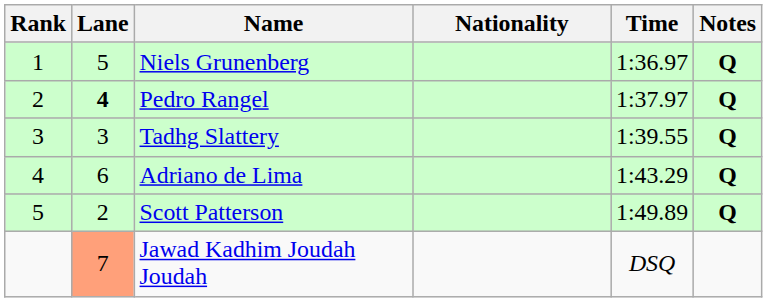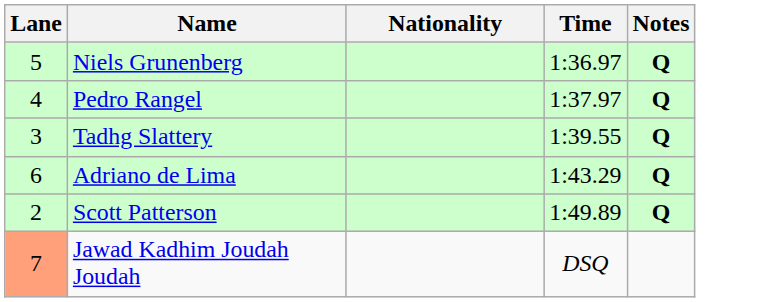- column: (38, 23)
(103, 99) bold -> (36, 99) normal
